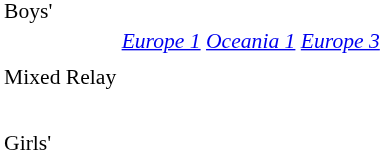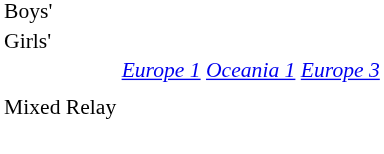rows swapped: (28, 143) <-> (60, 77)
